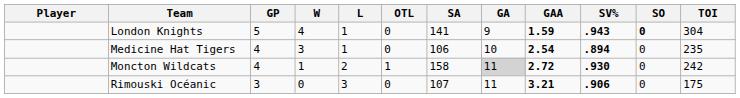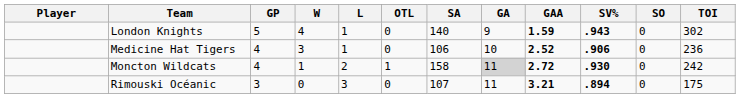(439, 31) 141 -> (439, 31) 140
(642, 31) bold -> (642, 31) normal
(693, 31) 304 -> (693, 31) 302
(541, 49) 2.54 -> (541, 49) 2.52
(597, 49) .894 -> (597, 49) .906
(693, 49) 235 -> (693, 49) 236
(597, 85) .906 -> (597, 85) .894
